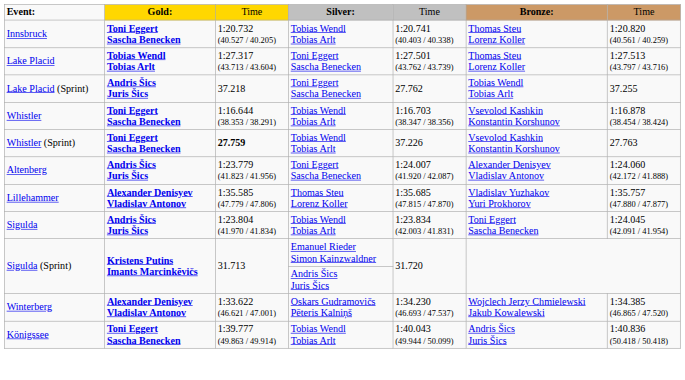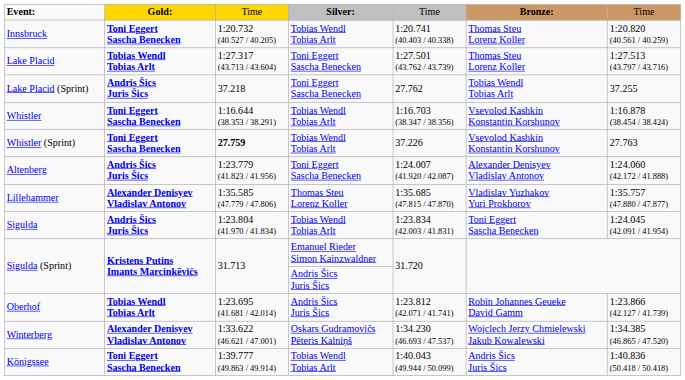+ row: (23, 307)
